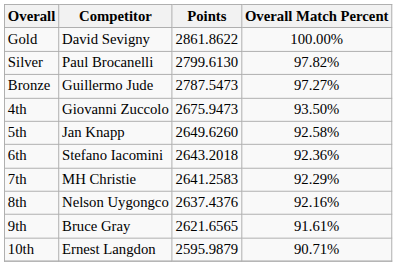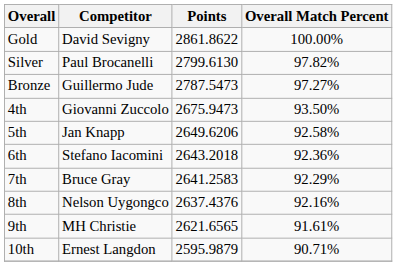(207, 132) 2649.6260 -> (207, 132) 2649.6206
(99, 179) MH Christie -> (96, 179) Bruce Gray
(96, 226) Bruce Gray -> (99, 226) MH Christie
